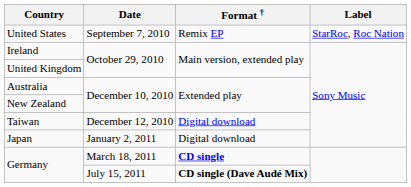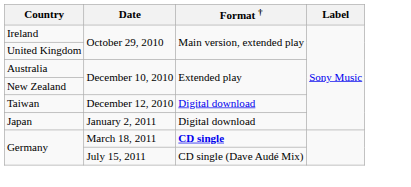- row: (36, 33)
(243, 173) bold -> (241, 156) normal
